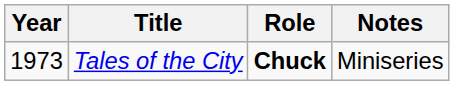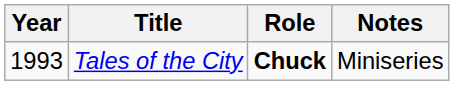(37, 60) 1973 -> (37, 60) 1993
